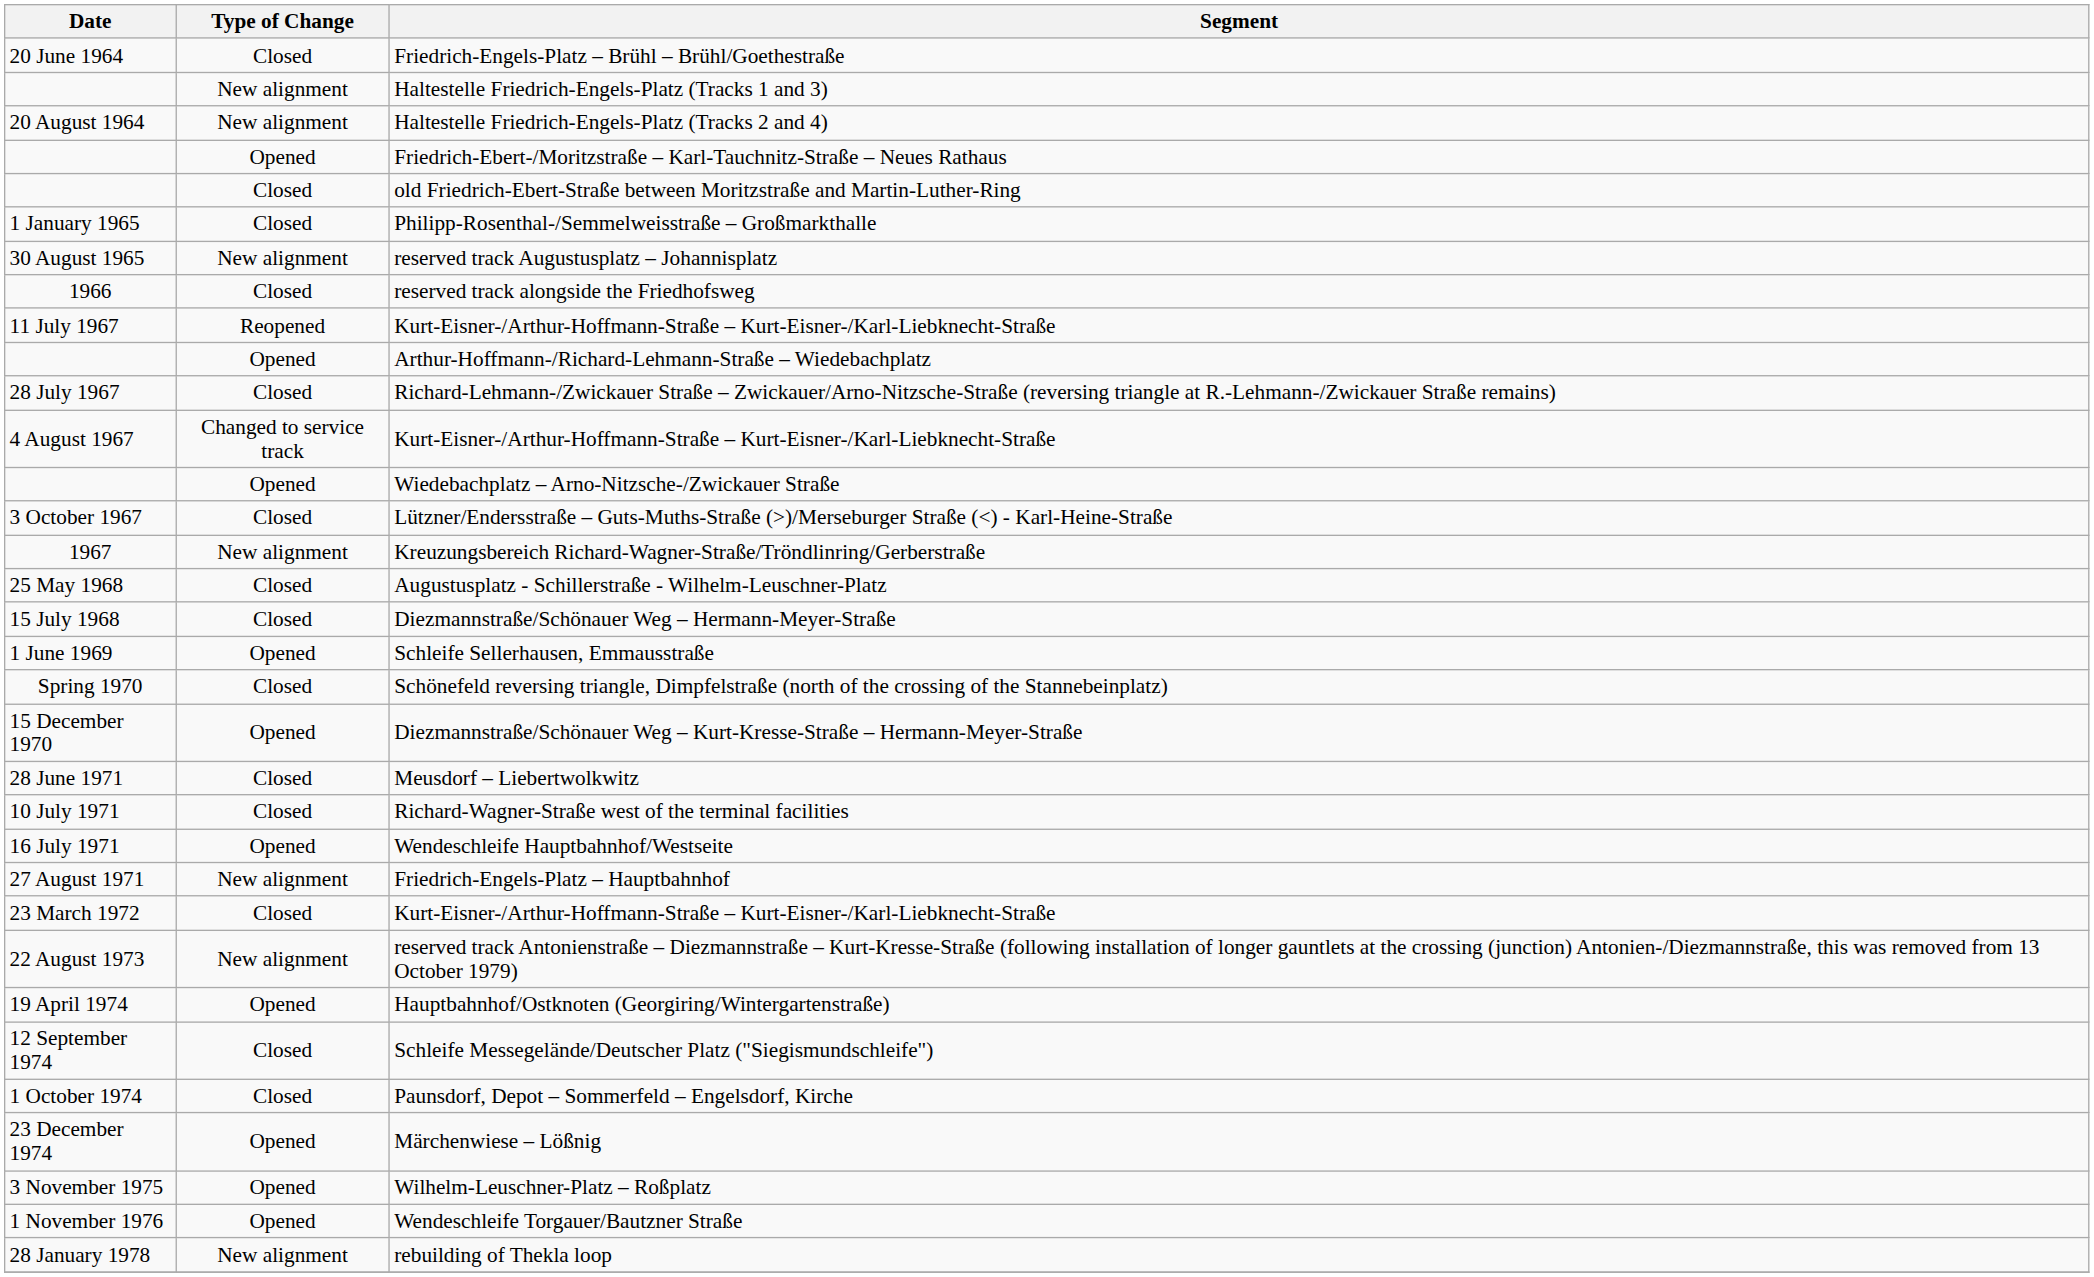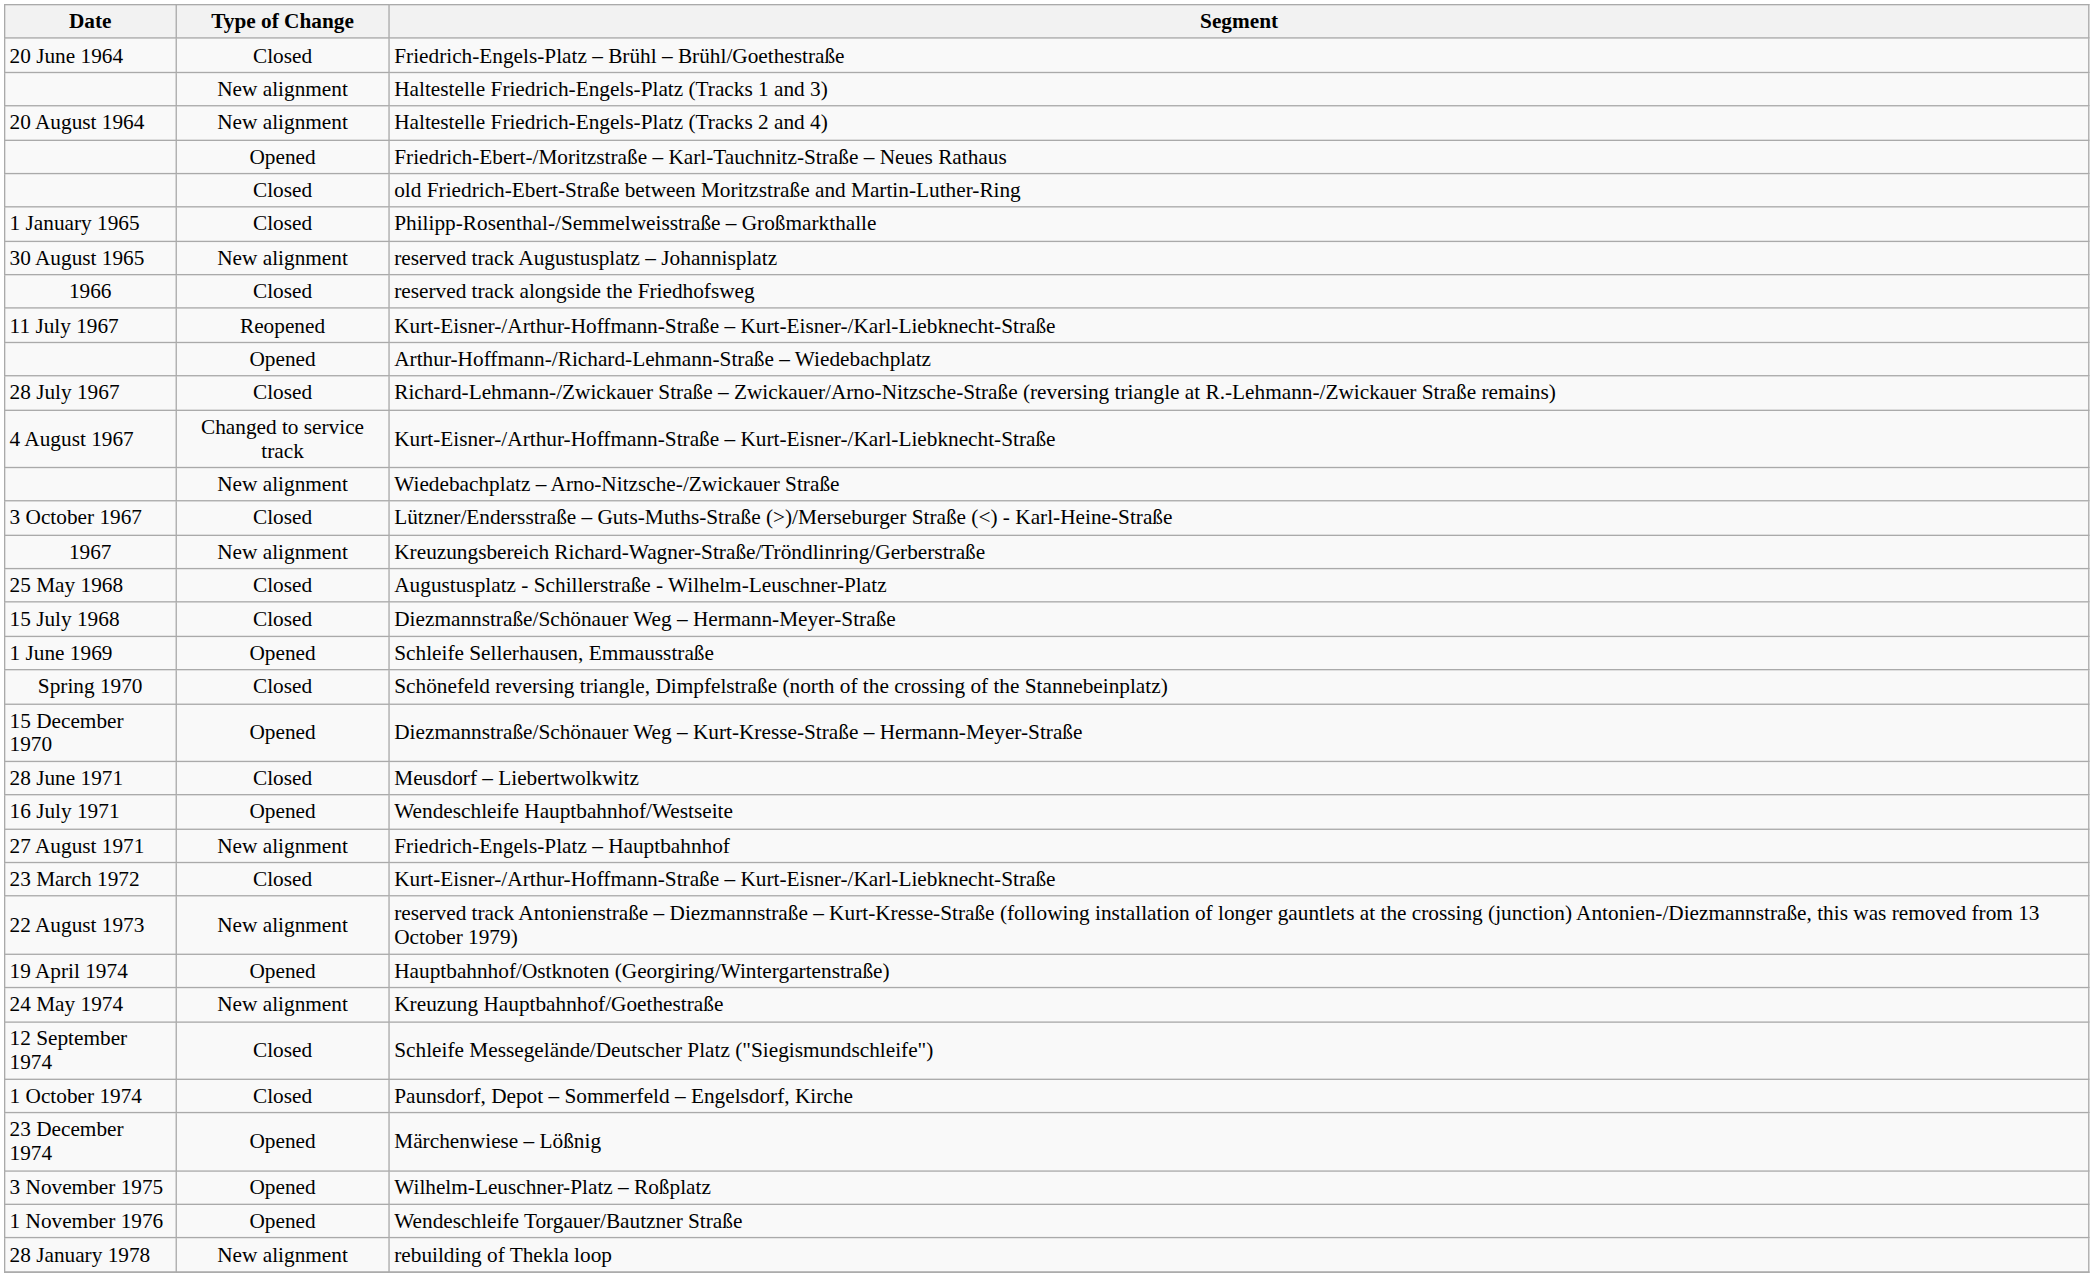(283, 484) Opened -> (283, 484) New alignment
- row: (65, 811)
+ row: (66, 1004)
